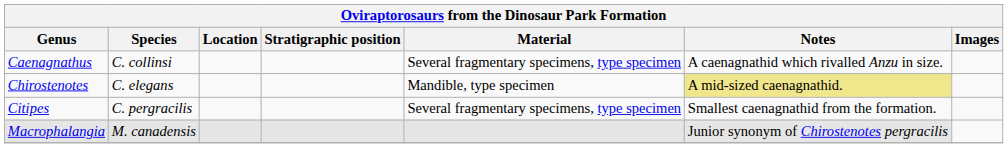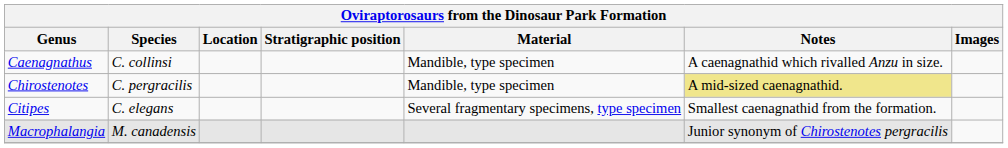(544, 62) Several fragmentary specimens, type specimen -> (481, 62) Mandible, type specimen
(143, 85) C. elegans -> (152, 85) C. pergracilis
(152, 108) C. pergracilis -> (143, 108) C. elegans
